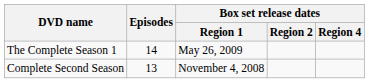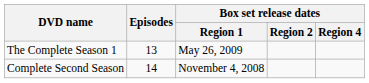(151, 50) 14 -> (151, 50) 13
(151, 68) 13 -> (151, 68) 14
